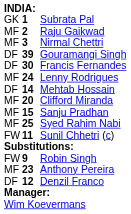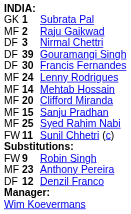(11, 43) MF -> (11, 43) DF
(11, 89) DF -> (11, 89) MF
